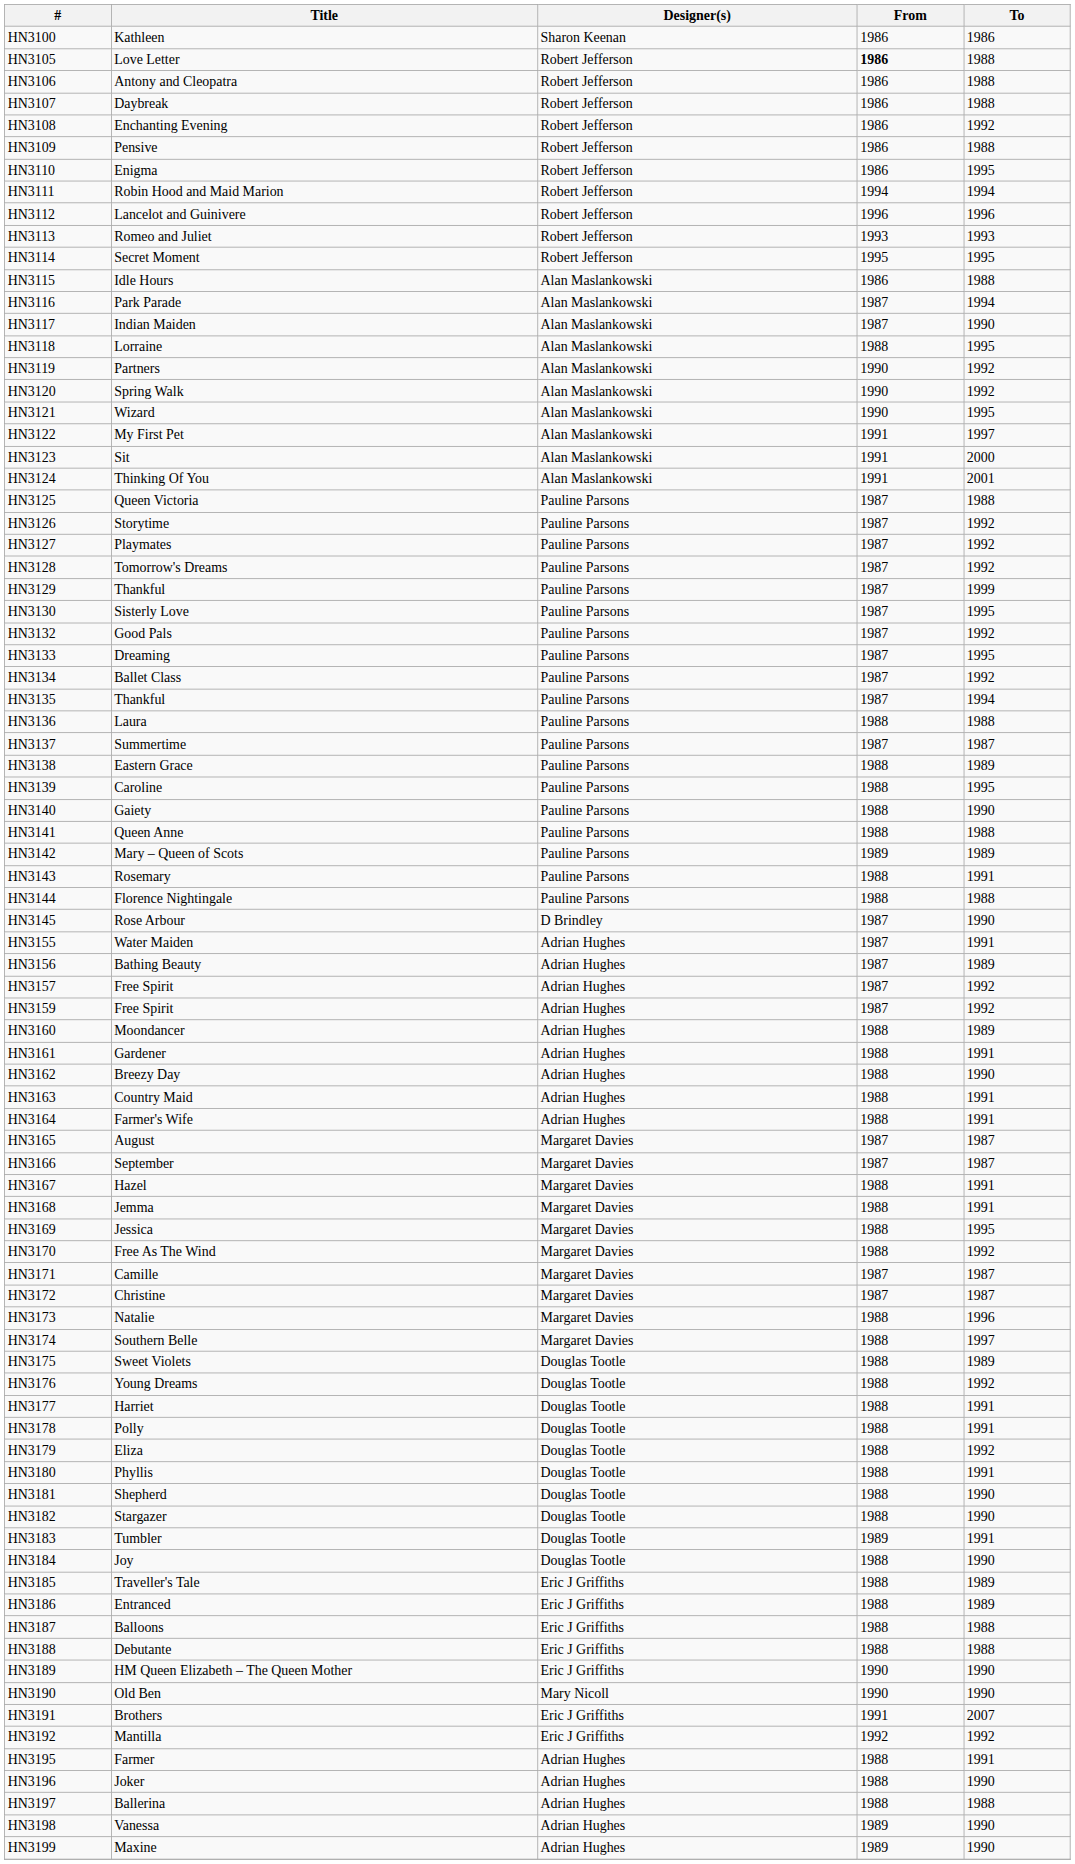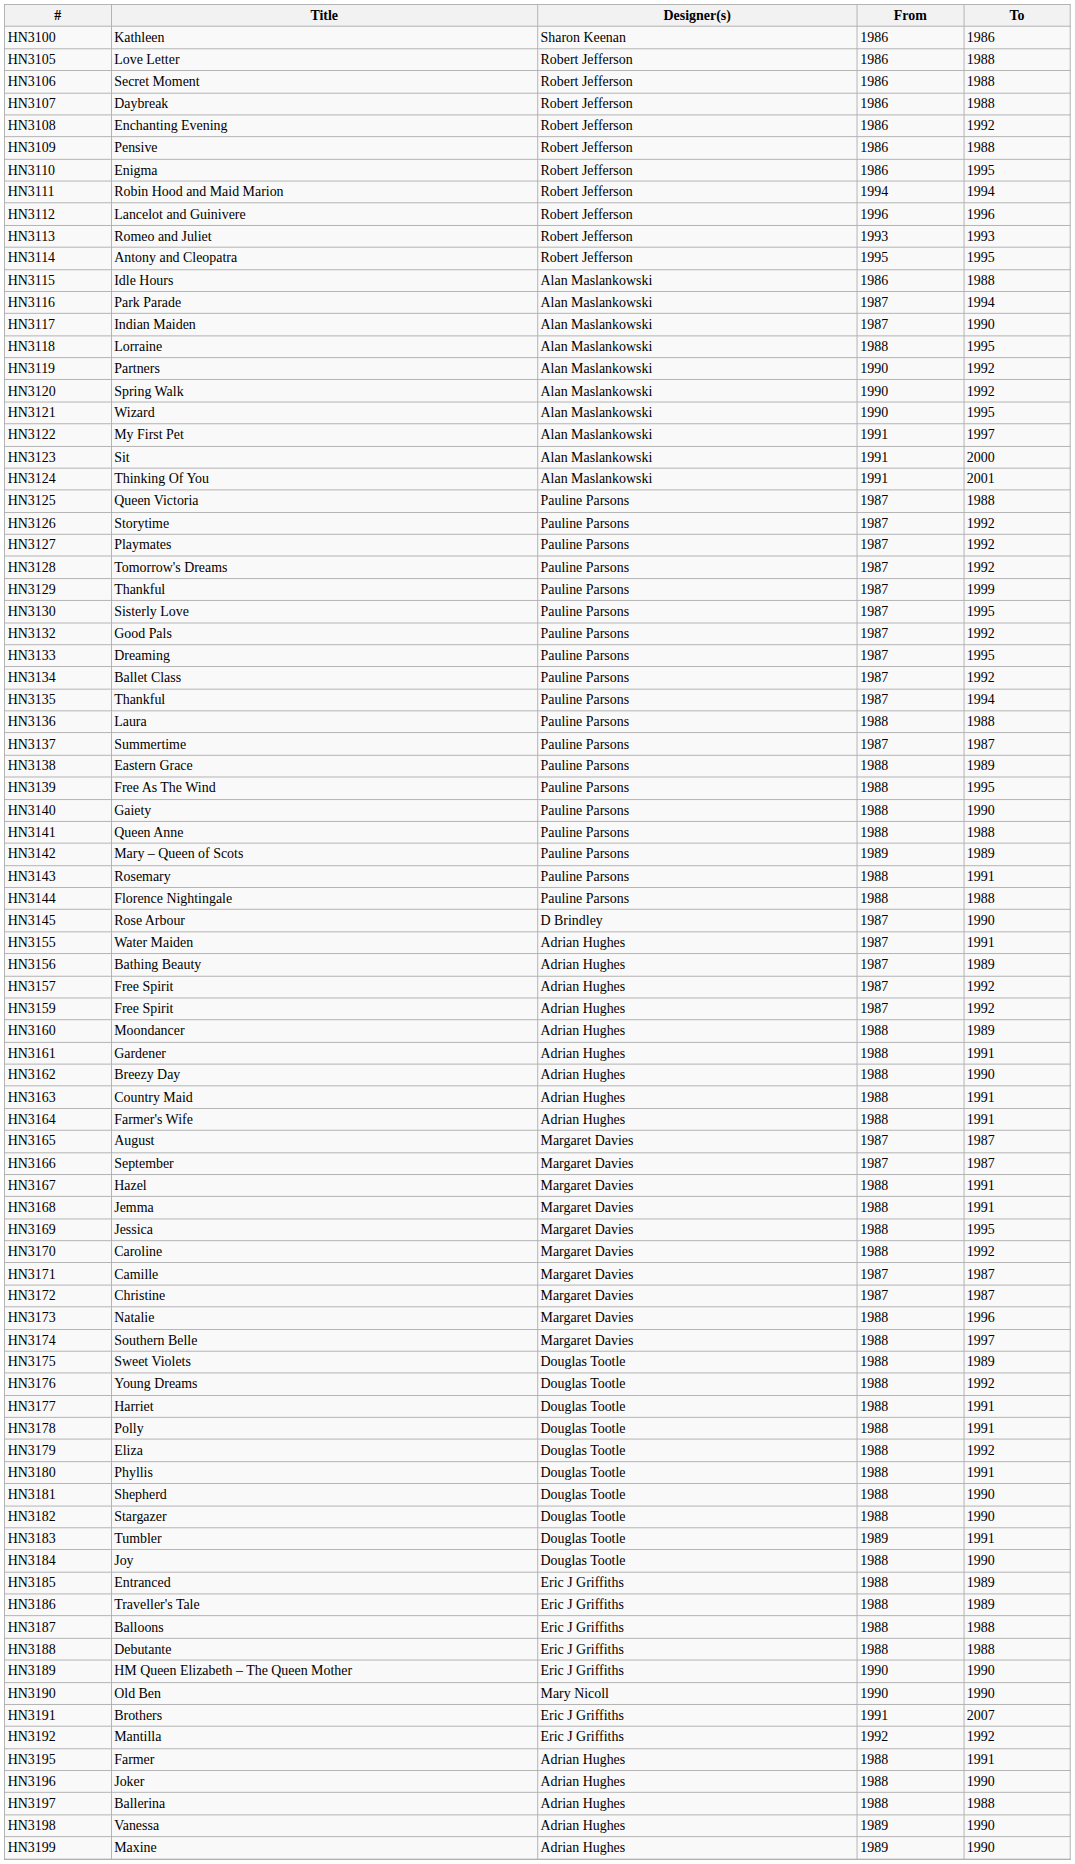(874, 59) bold -> (874, 59) normal
(176, 81) Antony and Cleopatra -> (157, 81) Secret Moment
(157, 258) Secret Moment -> (176, 258) Antony and Cleopatra
(138, 788) Caroline -> (165, 788) Free As The Wind
(165, 1251) Free As The Wind -> (138, 1251) Caroline
(157, 1582) Traveller's Tale -> (142, 1582) Entranced
(142, 1605) Entranced -> (157, 1605) Traveller's Tale
